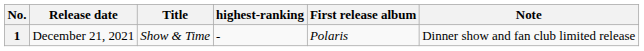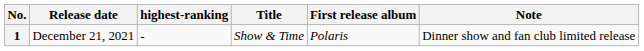columns swapped: (175, 14) <-> (260, 14)
